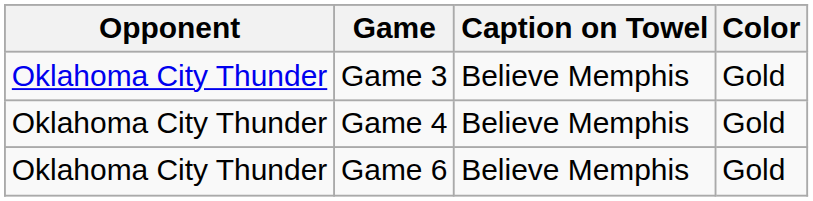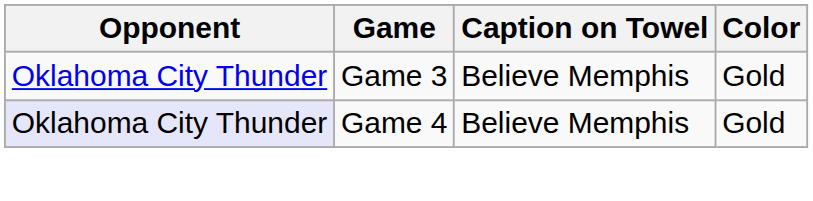(170, 123) no background -> (170, 123) lavender background
- row: (394, 170)
